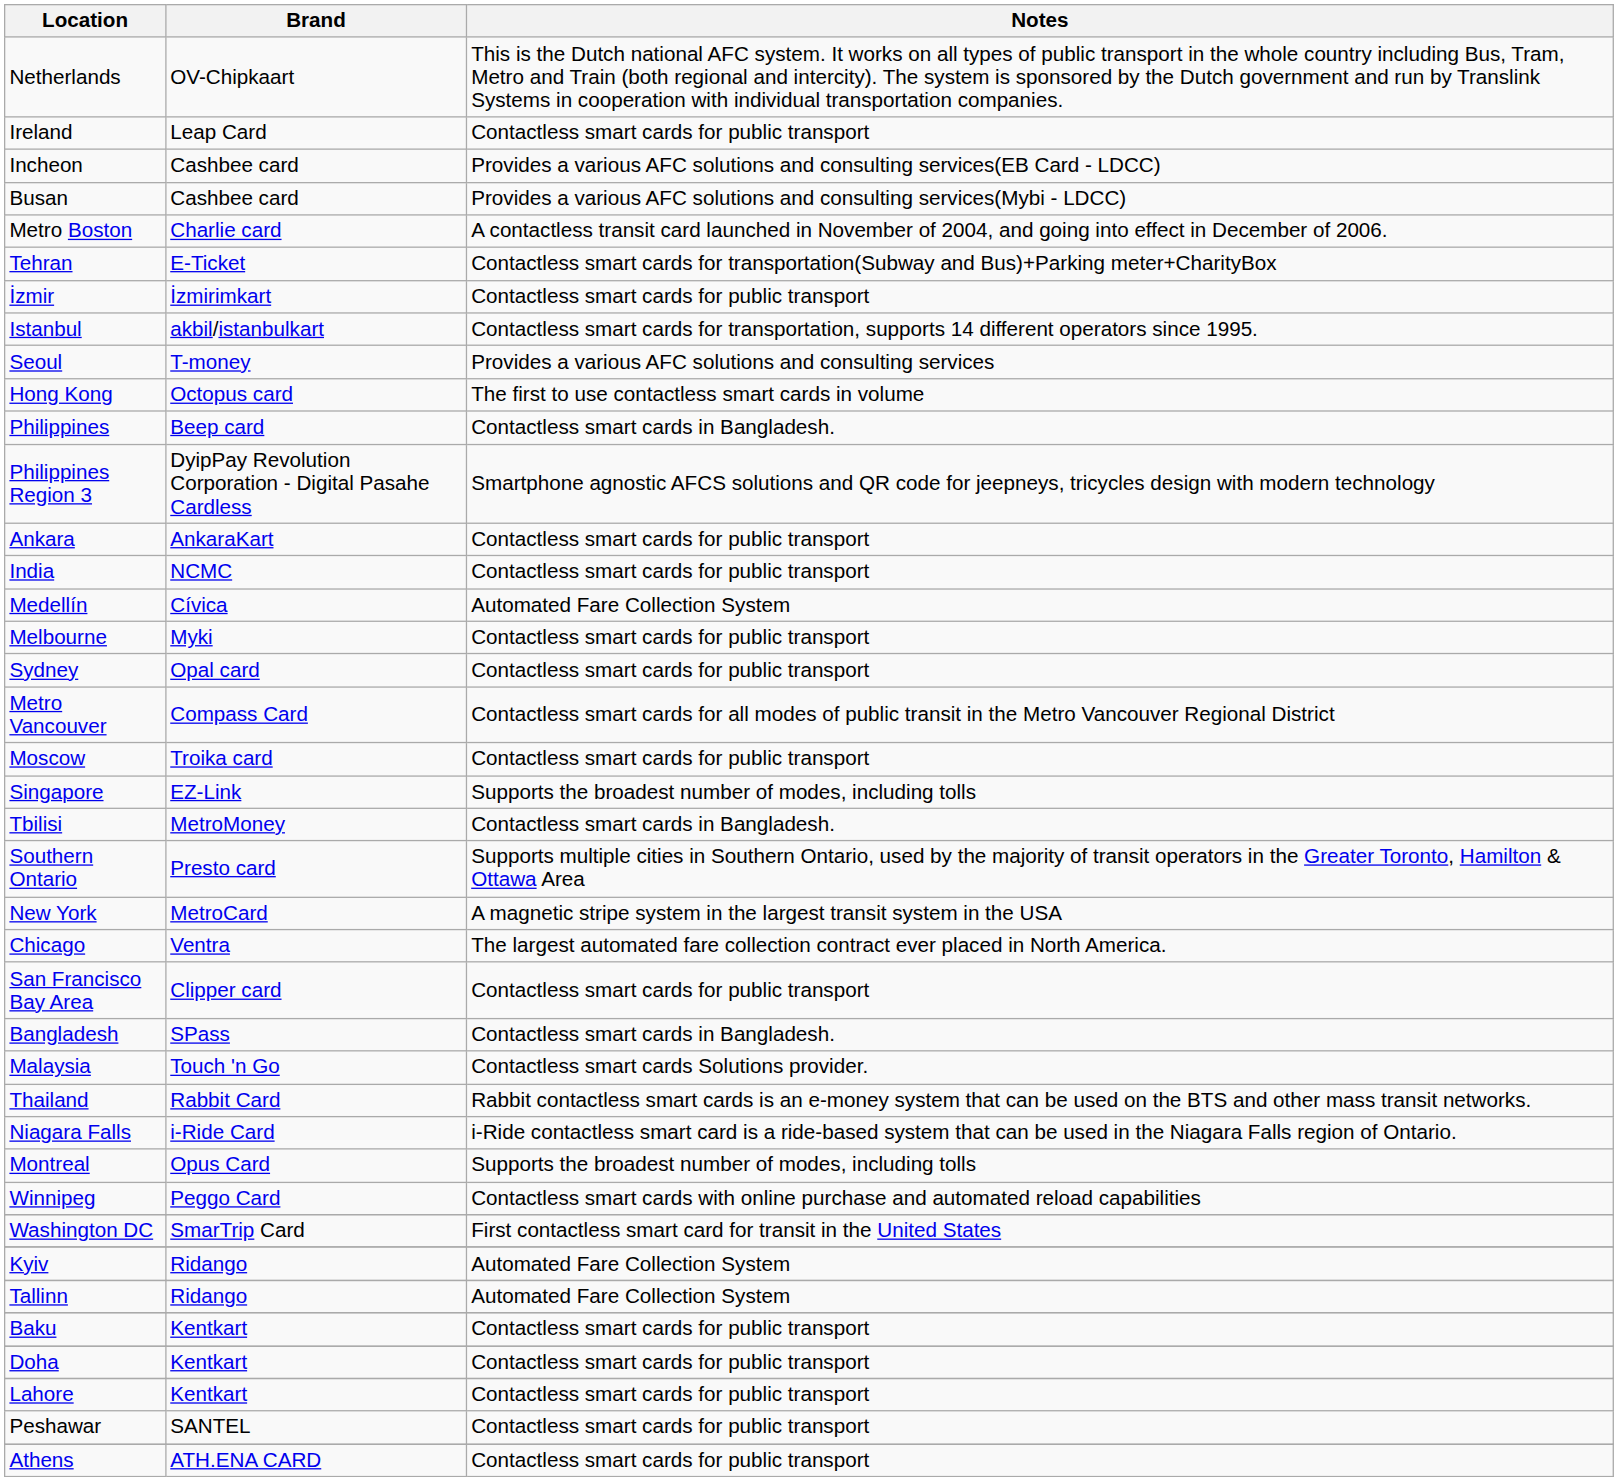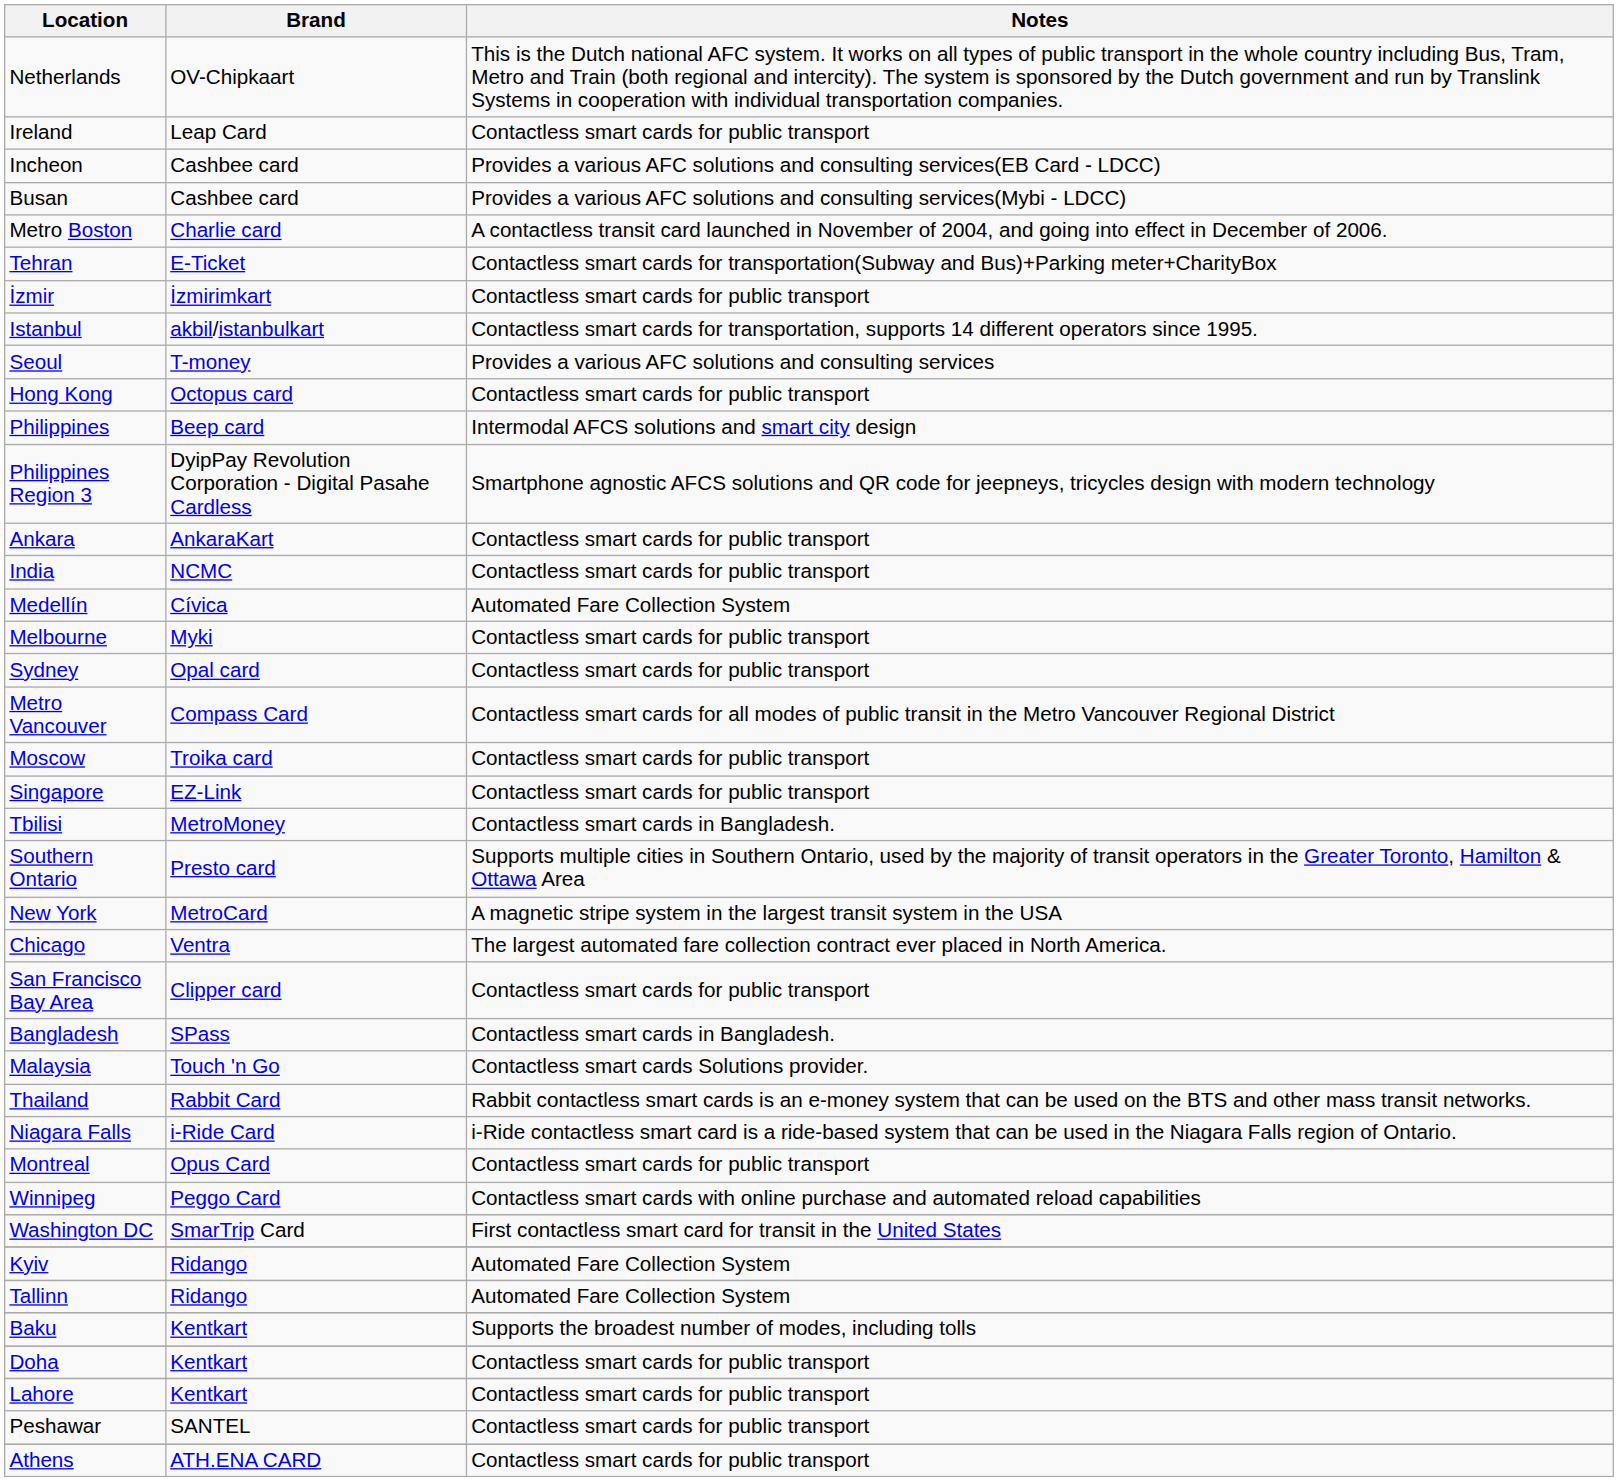(698, 394) The first to use contactless smart cards in volume -> (670, 394) Contactless smart cards for public transport
(653, 427) Contactless smart cards in Bangladesh. -> (694, 427) Intermodal AFCS solutions and smart city design
(724, 791) Supports the broadest number of modes, including tolls -> (670, 791) Contactless smart cards for public transport
(724, 1165) Supports the broadest number of modes, including tolls -> (670, 1165) Contactless smart cards for public transport
(670, 1329) Contactless smart cards for public transport -> (724, 1329) Supports the broadest number of modes, including tolls
